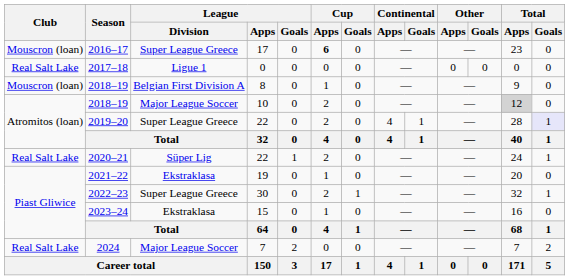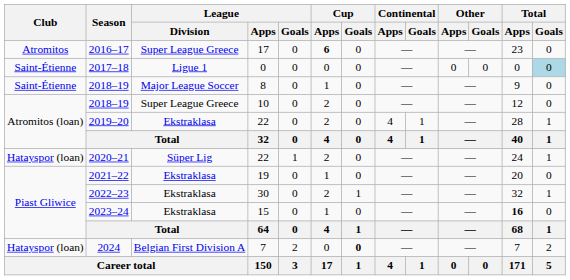(45, 49) Mouscron (loan) -> (45, 49) Atromitos
(45, 67) Real Salt Lake -> (45, 67) Saint-Étienne
(548, 67) no background -> (549, 67) lightblue background
(45, 85) Mouscron (loan) -> (45, 85) Saint-Étienne
(189, 85) Belgian First Division A -> (190, 85) Major League Soccer
(189, 103) Major League Soccer -> (190, 103) Super League Greece
(517, 103) lightgrey background -> (517, 103) no background
(189, 121) Super League Greece -> (190, 121) Ekstraklasa
(548, 121) lavender background -> (549, 121) no background
(45, 157) Real Salt Lake -> (45, 157) Hatayspor (loan)
(189, 193) Super League Greece -> (190, 193) Ekstraklasa
(517, 211) normal -> (517, 211) bold
(45, 247) Real Salt Lake -> (45, 247) Hatayspor (loan)
(189, 247) Major League Soccer -> (190, 247) Belgian First Division A
(358, 247) normal -> (358, 247) bold
